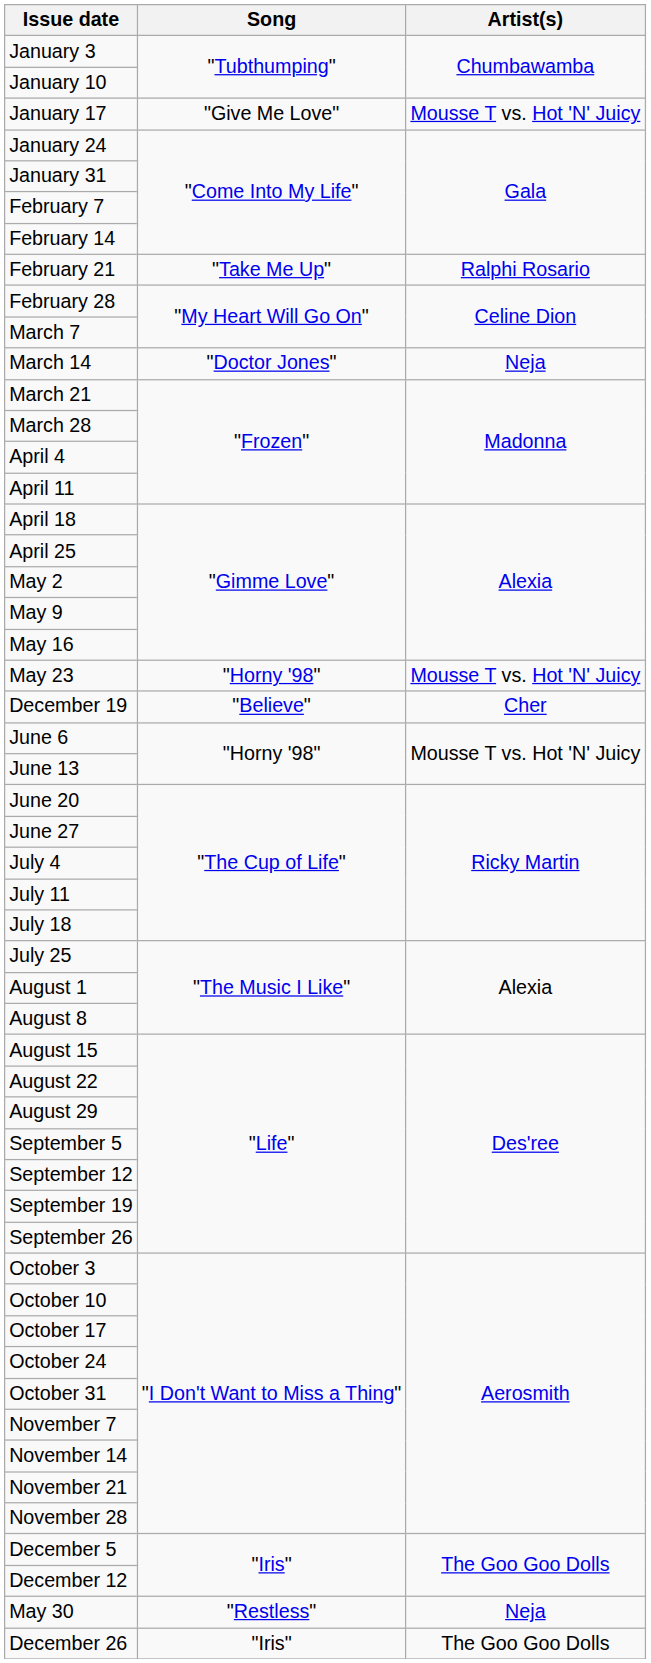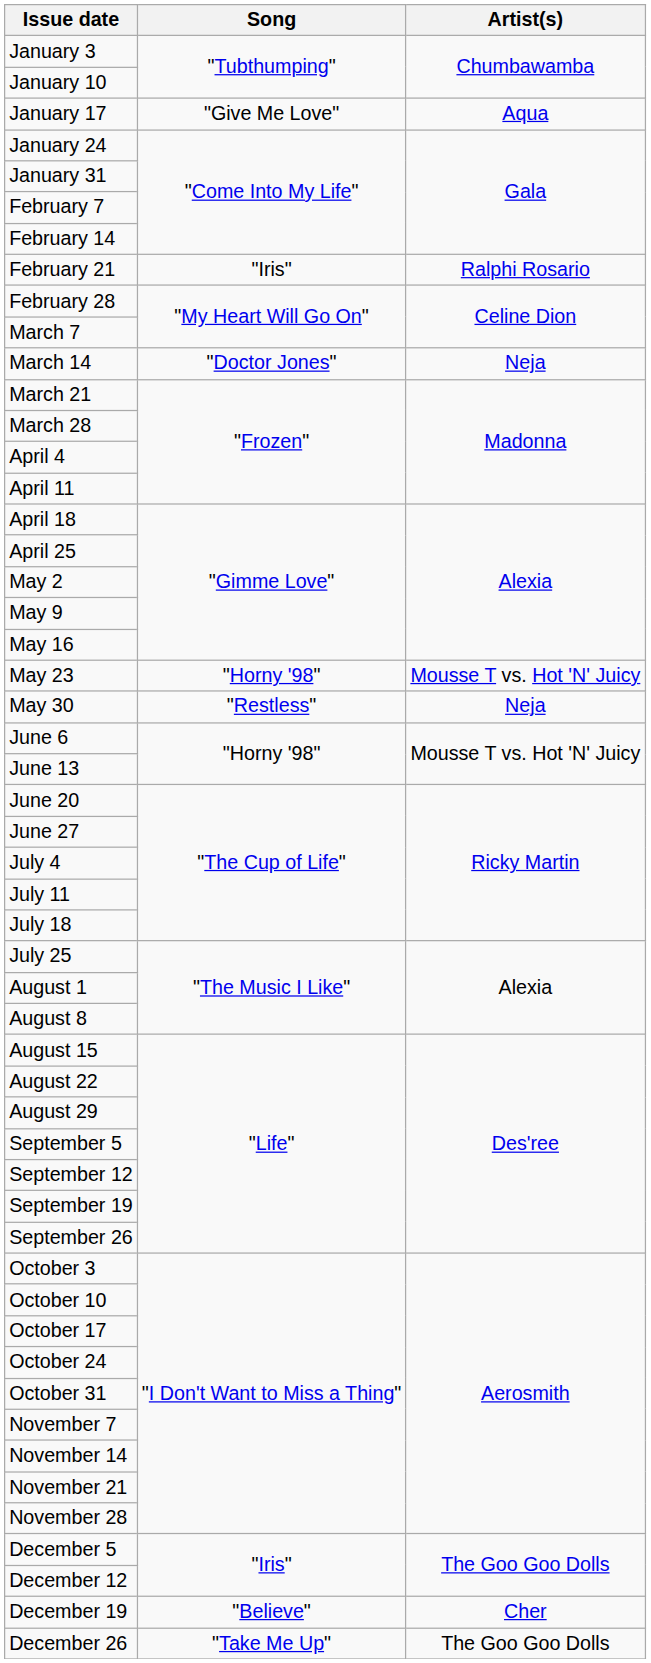(525, 113) Mousse T vs. Hot 'N' Juicy -> (525, 113) Aqua
(272, 269) "Take Me Up" -> (272, 269) "Iris"
rows swapped: (41, 1611) <-> (68, 706)
(272, 1643) "Iris" -> (272, 1643) "Take Me Up"
